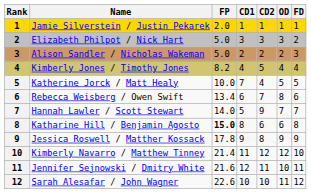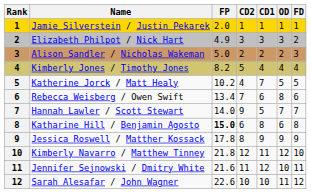columns swapped: (247, 11) <-> (267, 11)
(222, 40) 5.0 -> (222, 40) 4.9
(224, 82) 10.0 -> (224, 82) 10.2
(224, 153) 21.4 -> (224, 153) 21.8
